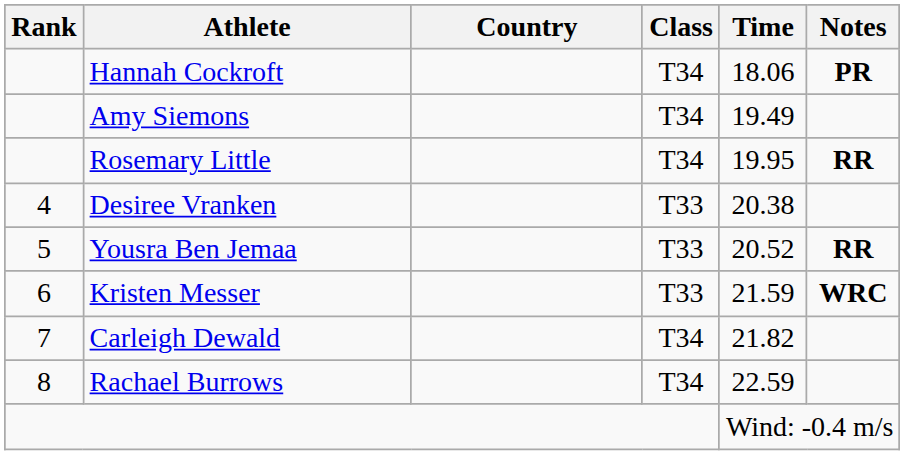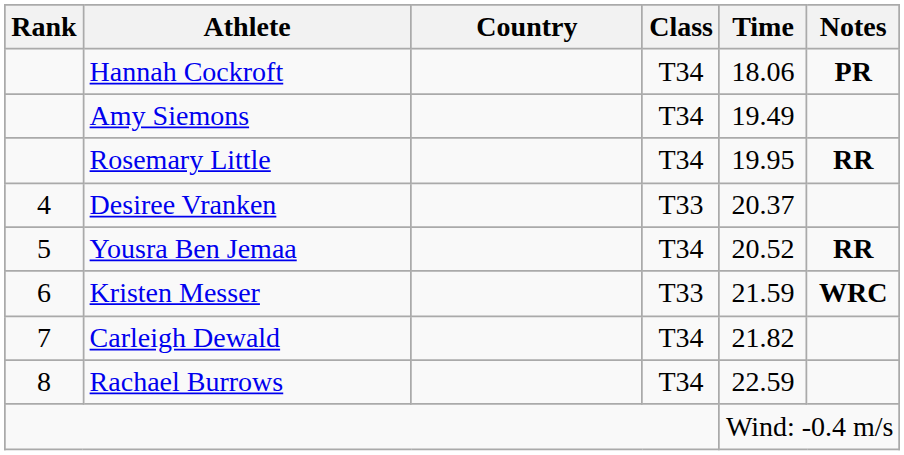(763, 204) 20.38 -> (763, 204) 20.37
(681, 248) T33 -> (681, 248) T34
